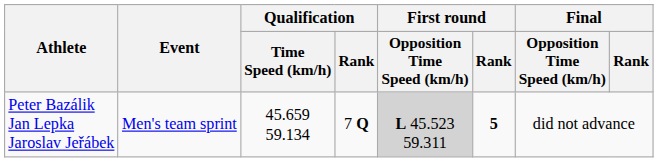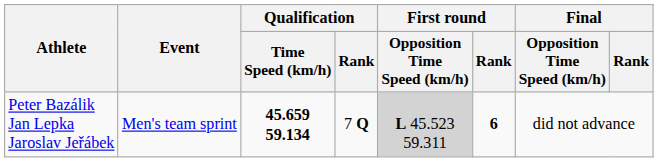(288, 124) normal -> (288, 124) bold
(494, 124) 5 -> (494, 124) 6
